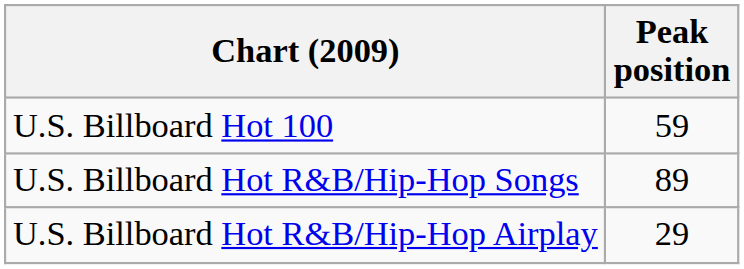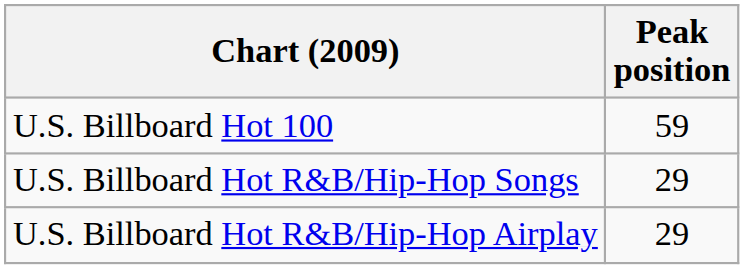(672, 179) 89 -> (672, 179) 29
